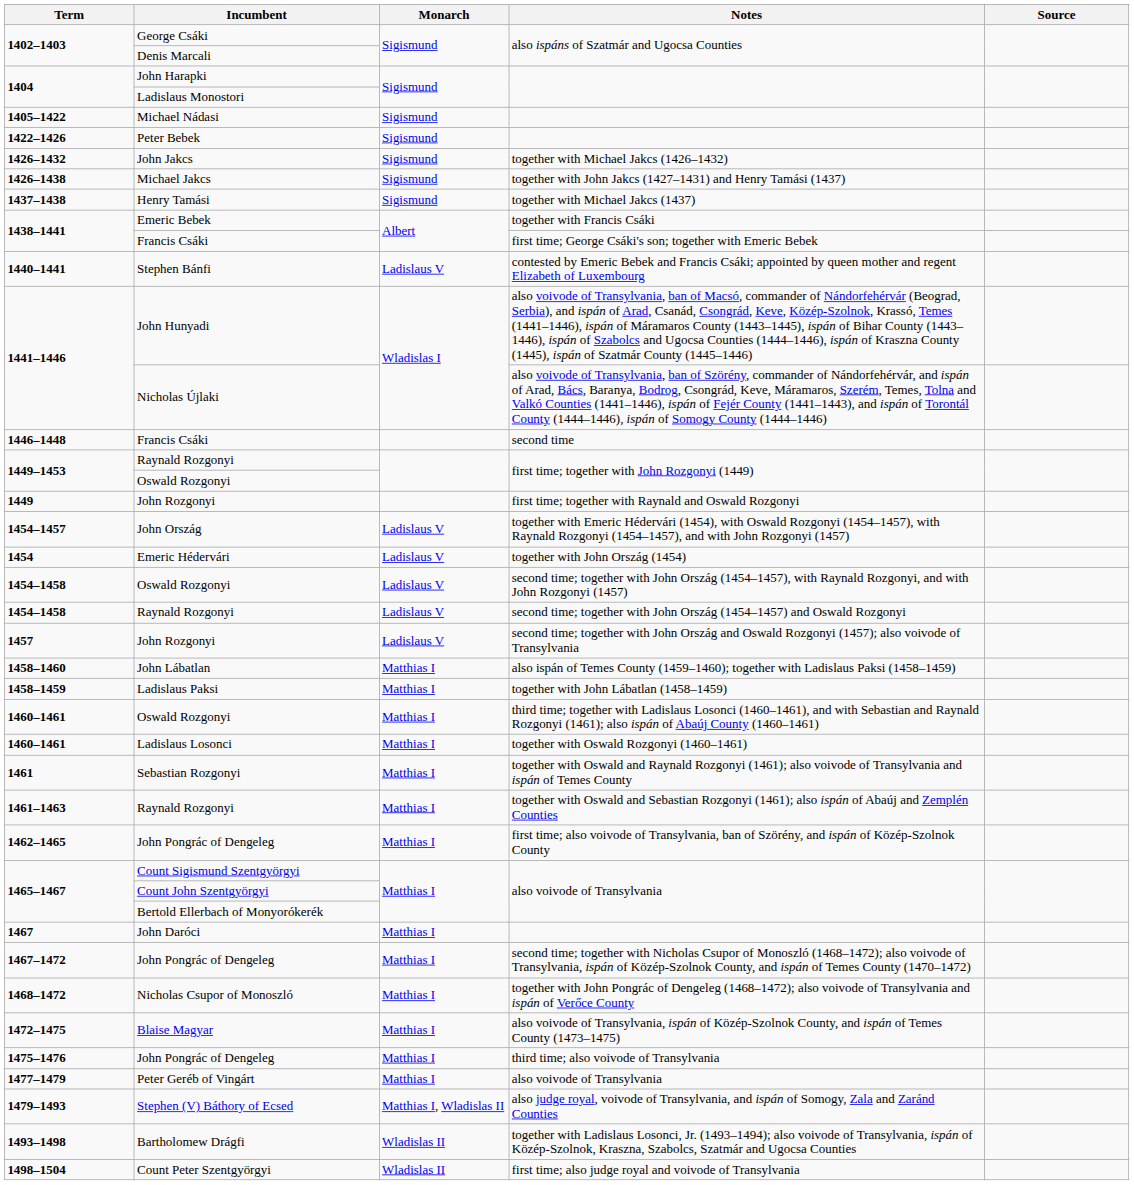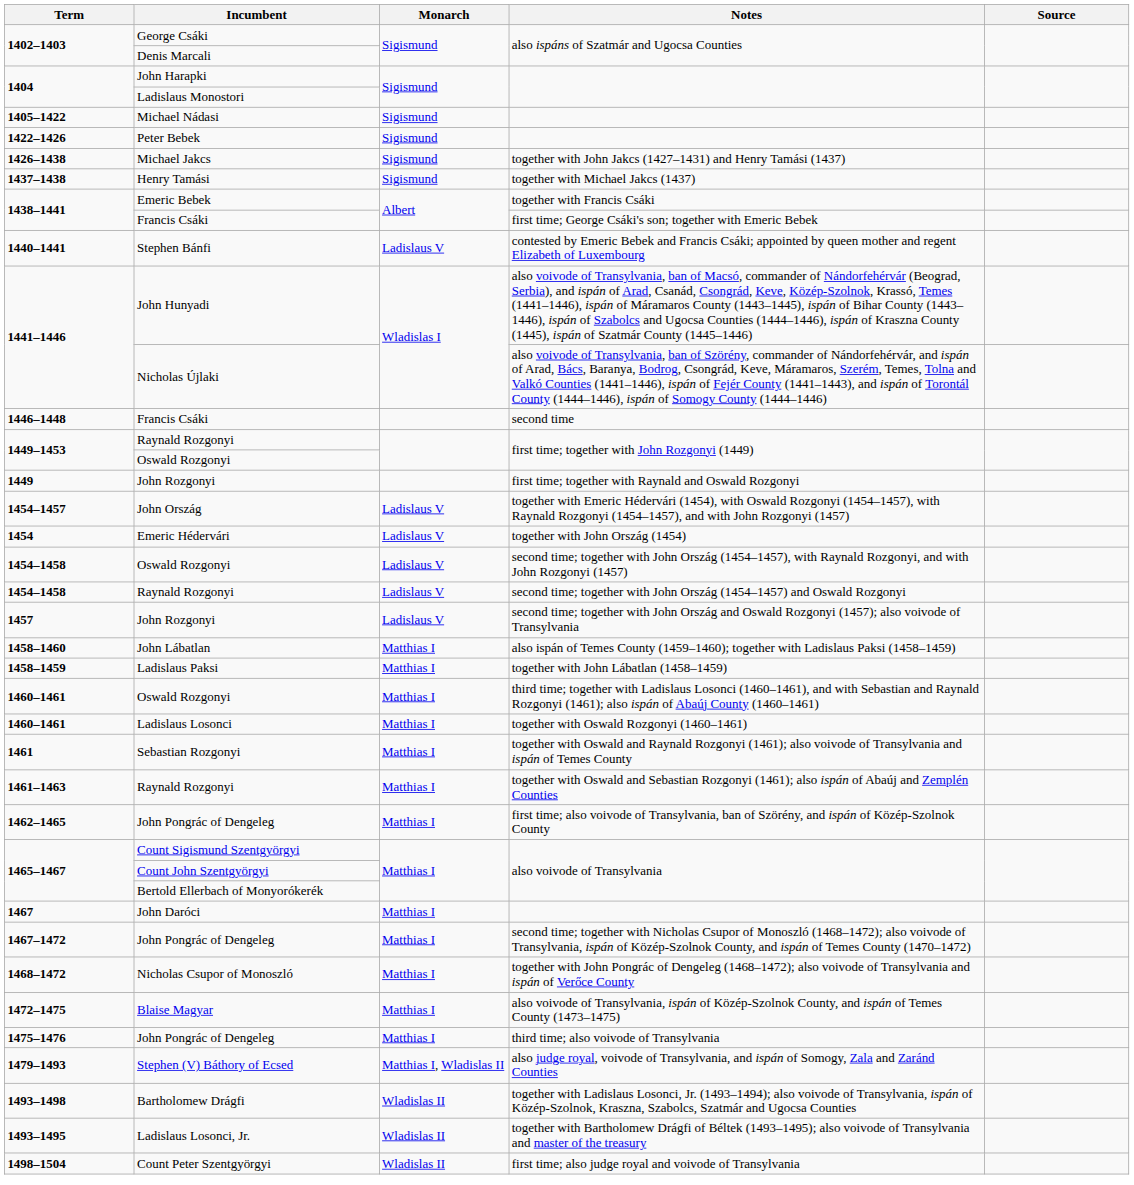- row: (37, 158)
- row: (37, 1078)
+ row: (37, 1135)
